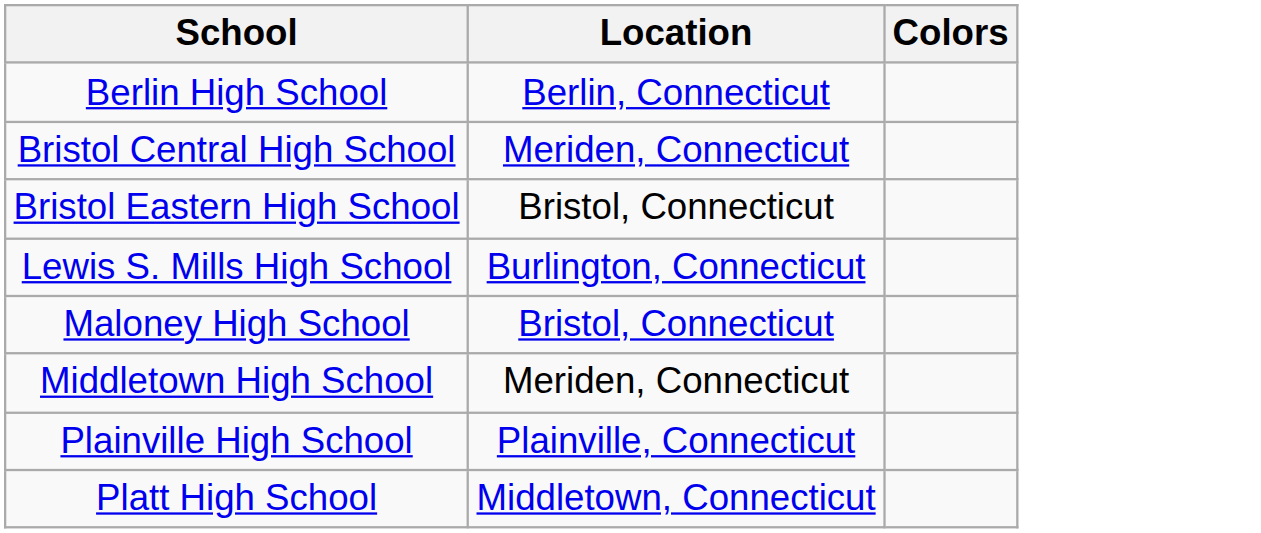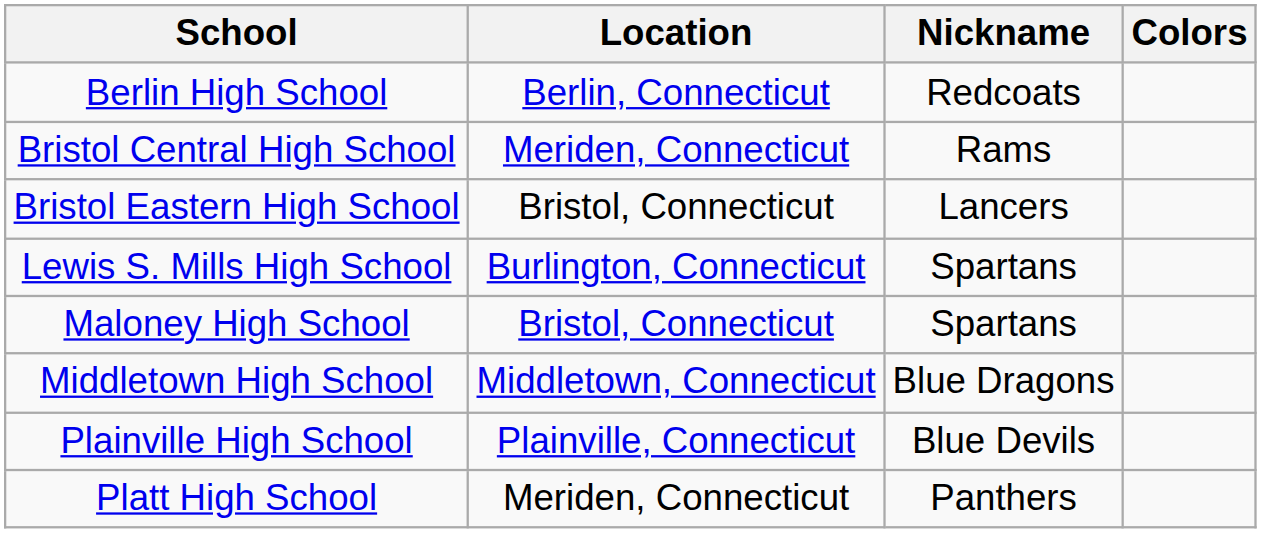+ column: (1004, 33)
(676, 382) Meriden, Connecticut -> (676, 382) Middletown, Connecticut
(676, 498) Middletown, Connecticut -> (676, 498) Meriden, Connecticut
